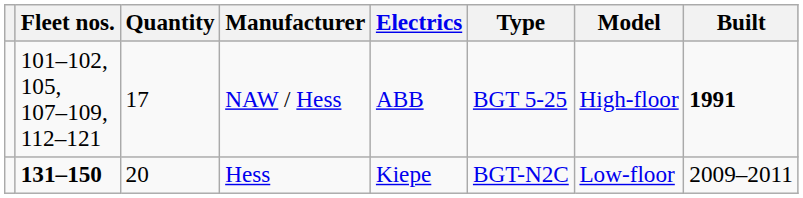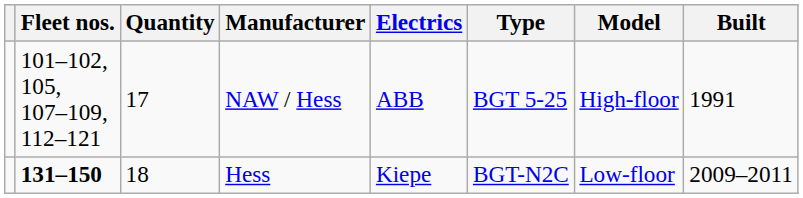(713, 98) bold -> (713, 98) normal
(137, 174) 20 -> (137, 174) 18
